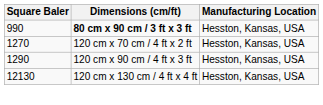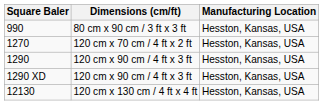(133, 28) bold -> (130, 28) normal
+ row: (26, 76)
